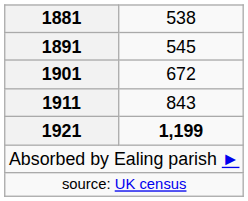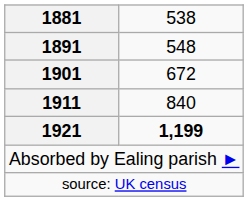(181, 47) 545 -> (181, 47) 548
(181, 103) 843 -> (181, 103) 840
